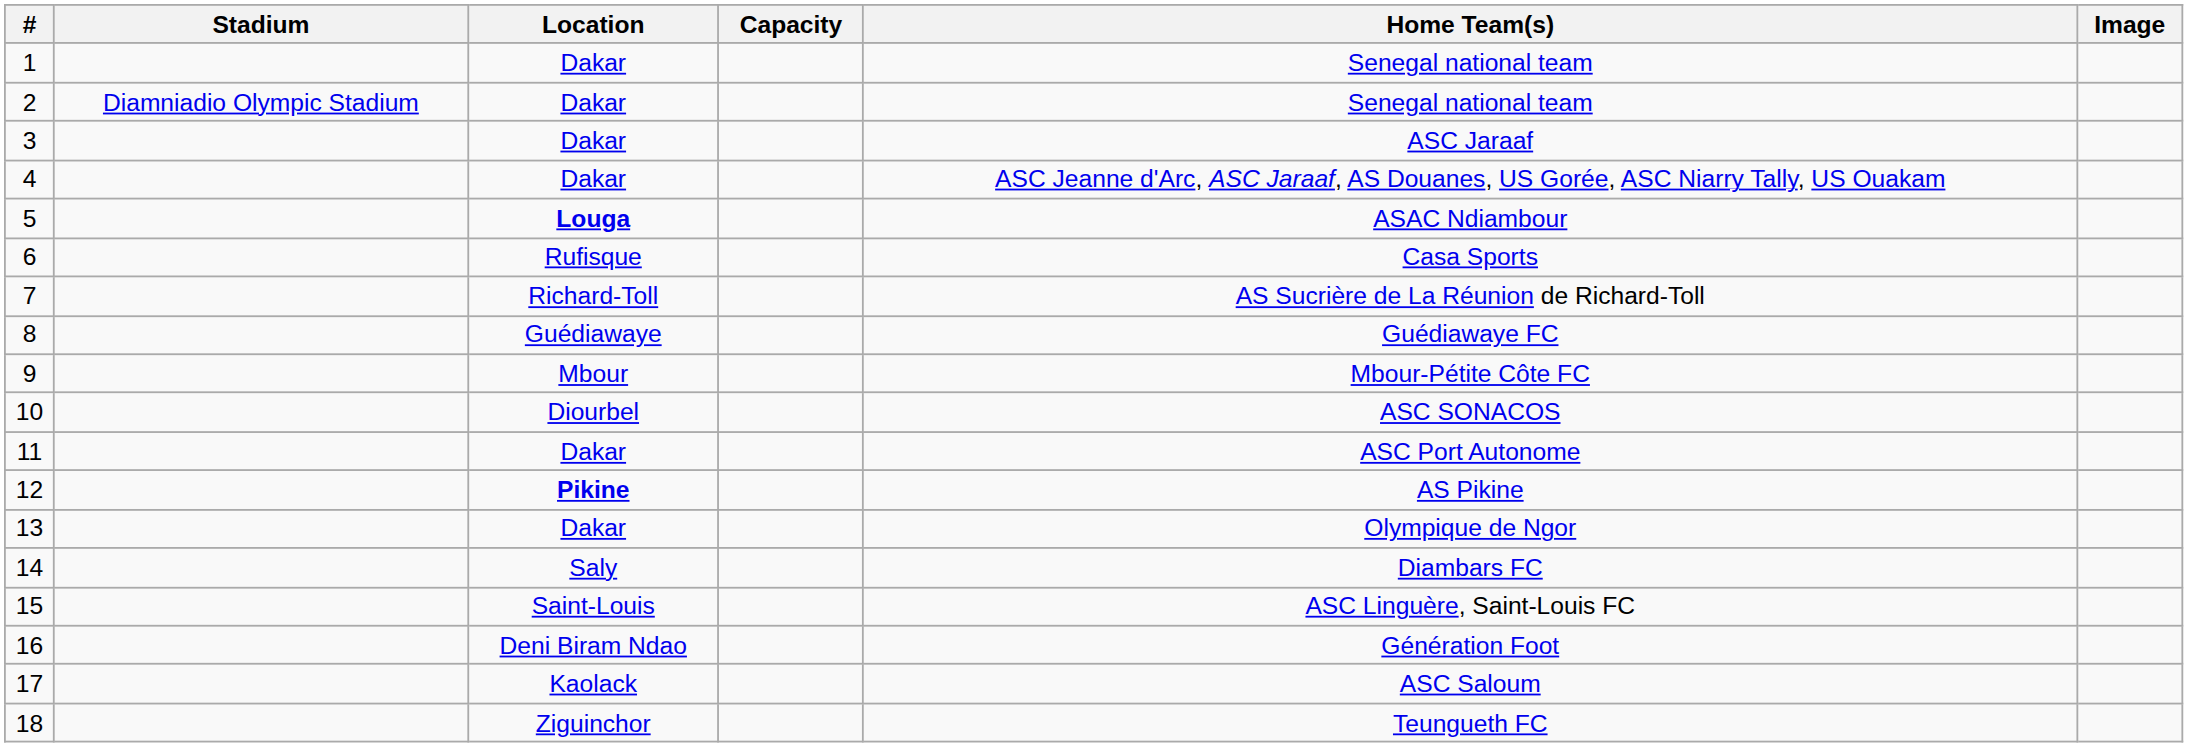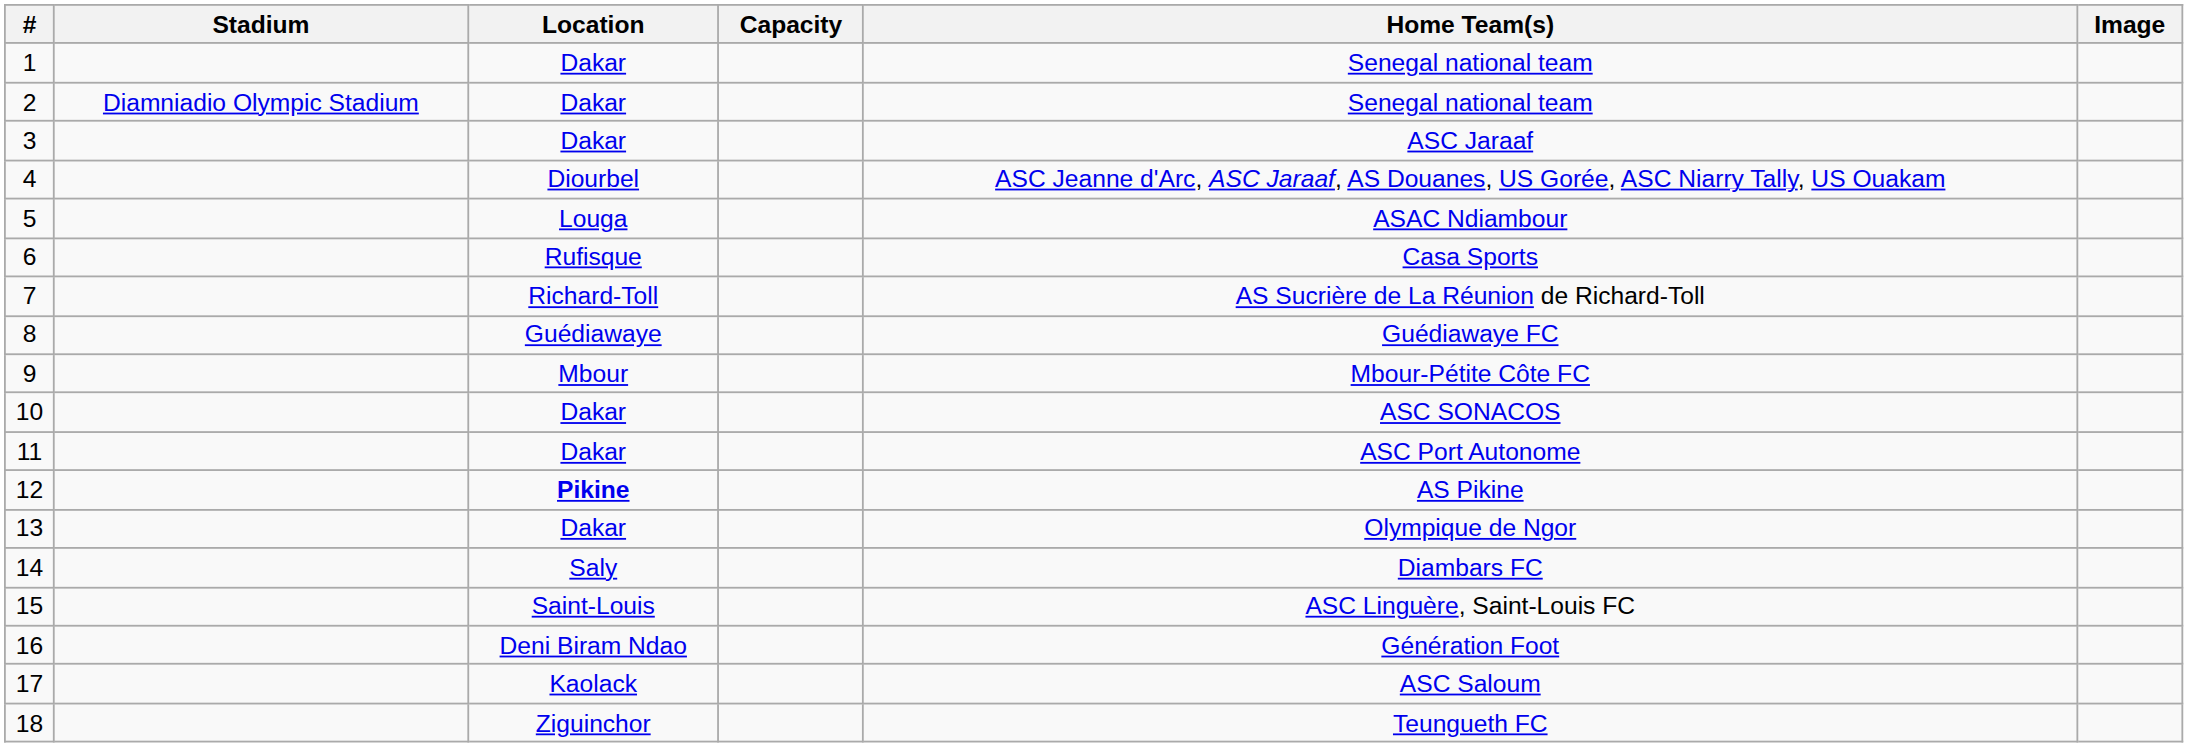(593, 179) Dakar -> (593, 179) Diourbel
(593, 218) bold -> (593, 218) normal
(593, 412) Diourbel -> (593, 412) Dakar
